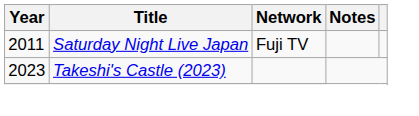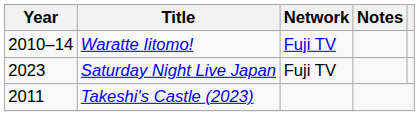+ row: (137, 44)
(26, 44) 2011 -> (27, 70) 2023
(27, 70) 2023 -> (26, 96) 2011
